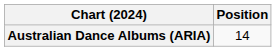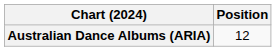(242, 35) 14 -> (242, 35) 12
